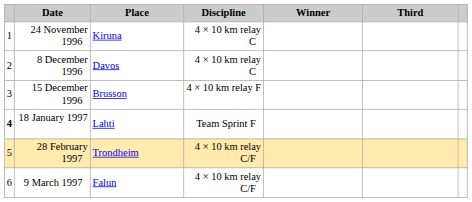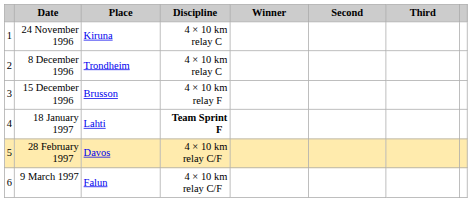+ column: (347, 12)
(106, 65) Davos -> (107, 65) Trondheim
(9, 123) bold -> (9, 123) normal
(229, 123) normal -> (199, 123) bold
(116, 153) Trondheim -> (97, 153) Davos
